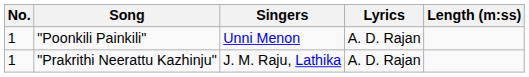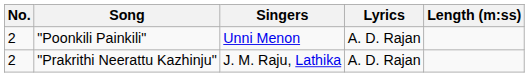(12, 38) 1 -> (12, 38) 2
(12, 60) 1 -> (12, 60) 2
